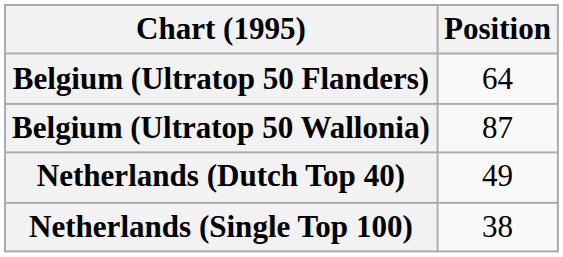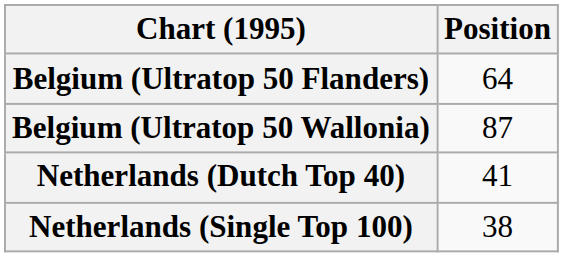(498, 176) 49 -> (498, 176) 41
